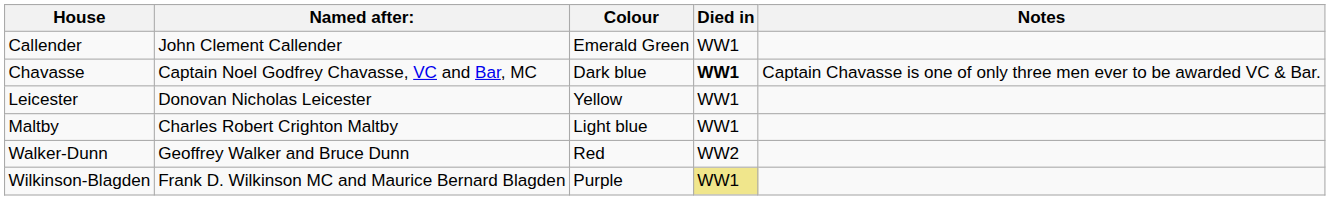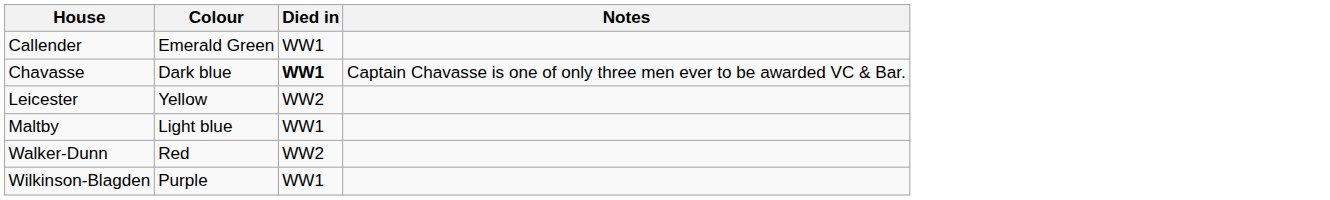- column: (362, 18)
(718, 99) WW1 -> (303, 99) WW2
(718, 180) khaki background -> (303, 180) no background
